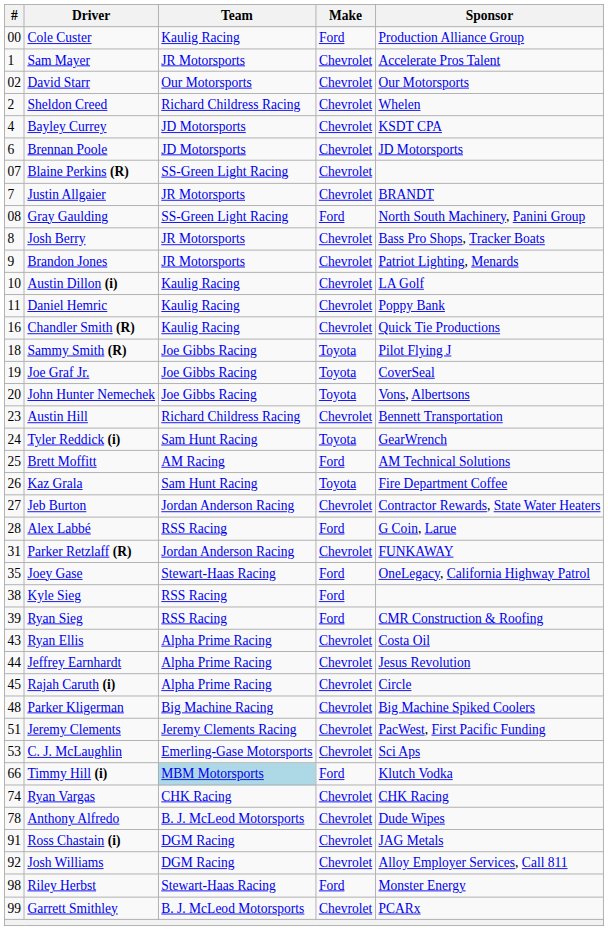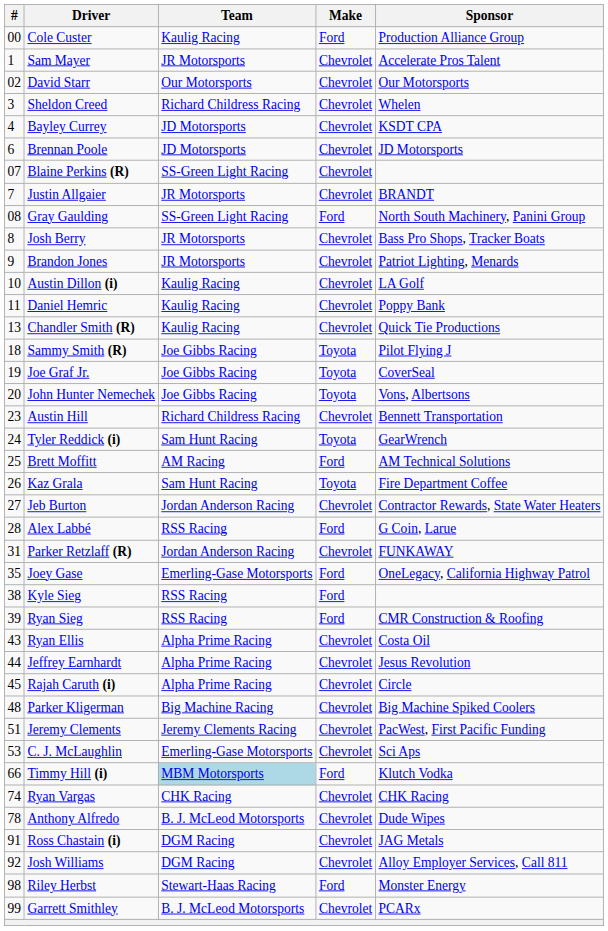(11, 105) 2 -> (11, 105) 3
(14, 328) 16 -> (14, 328) 13
(219, 573) Stewart-Haas Racing -> (237, 573) Emerling-Gase Motorsports
